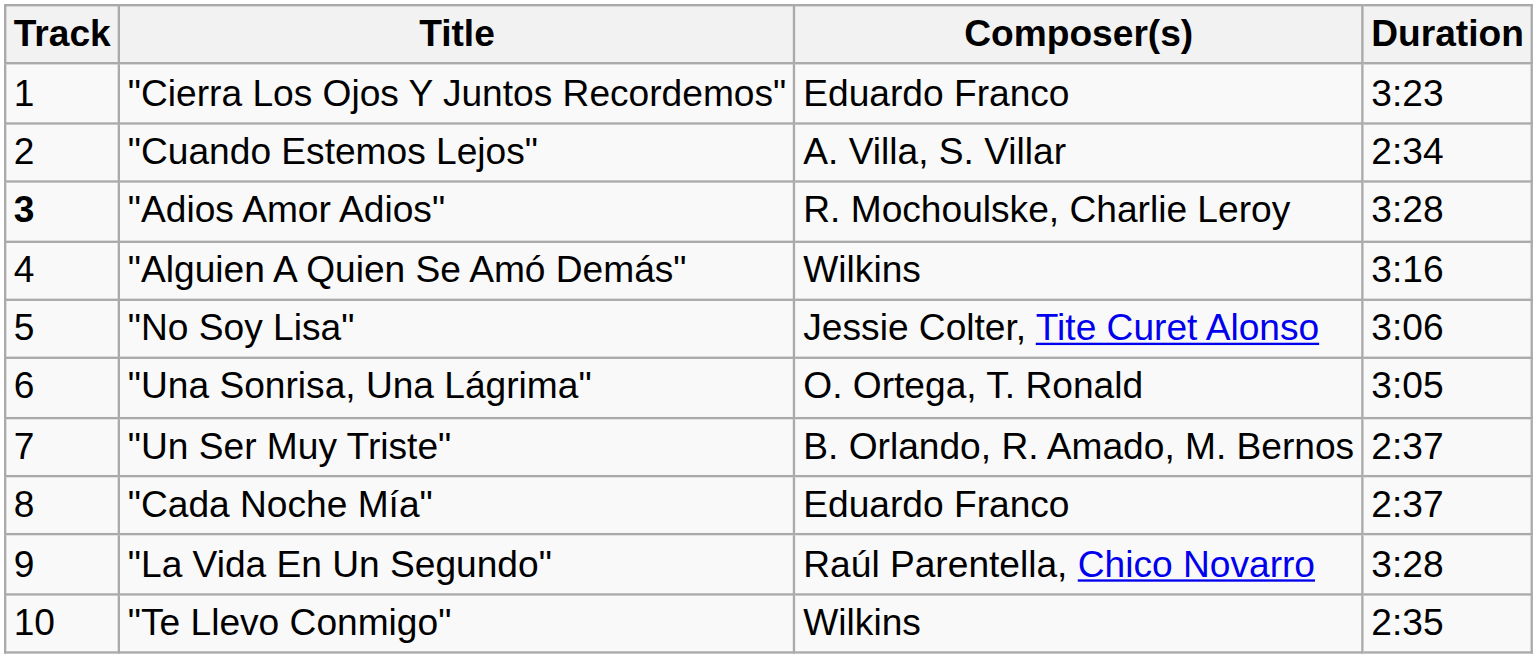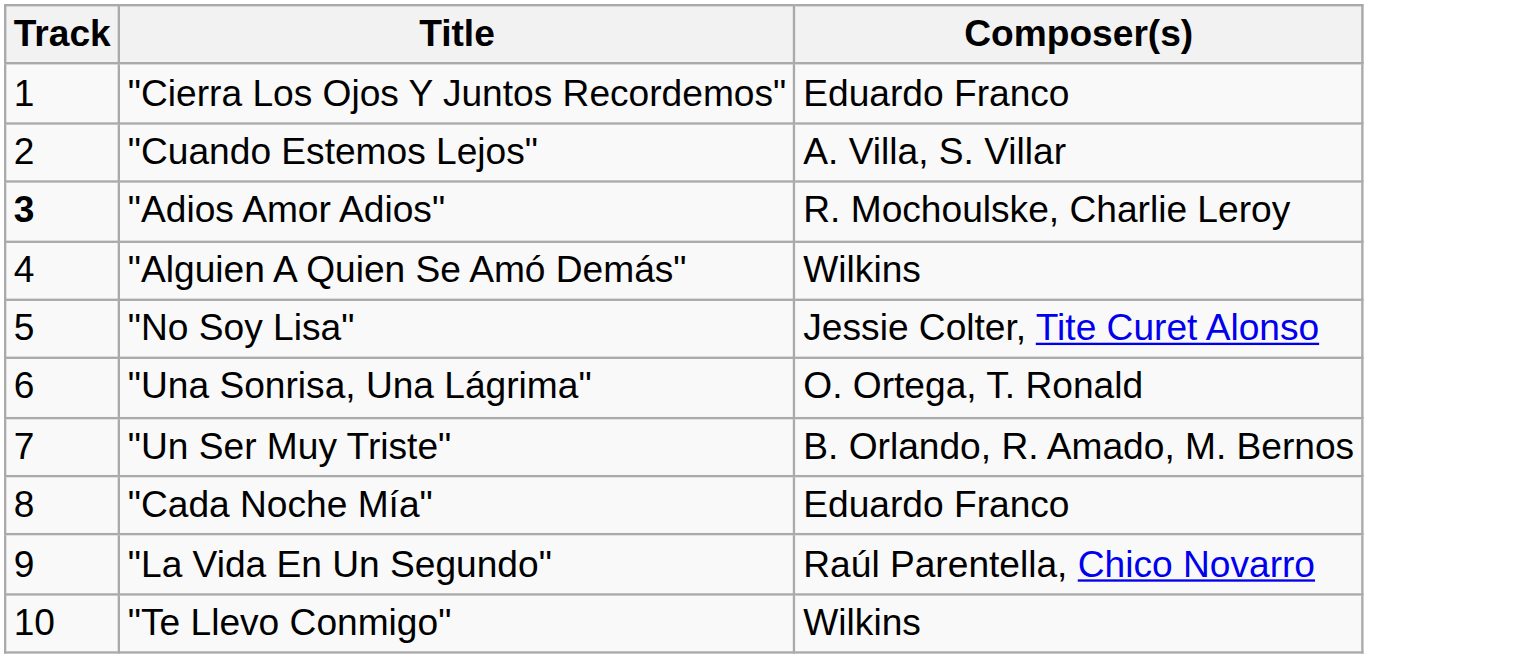- column: (1448, 33)
